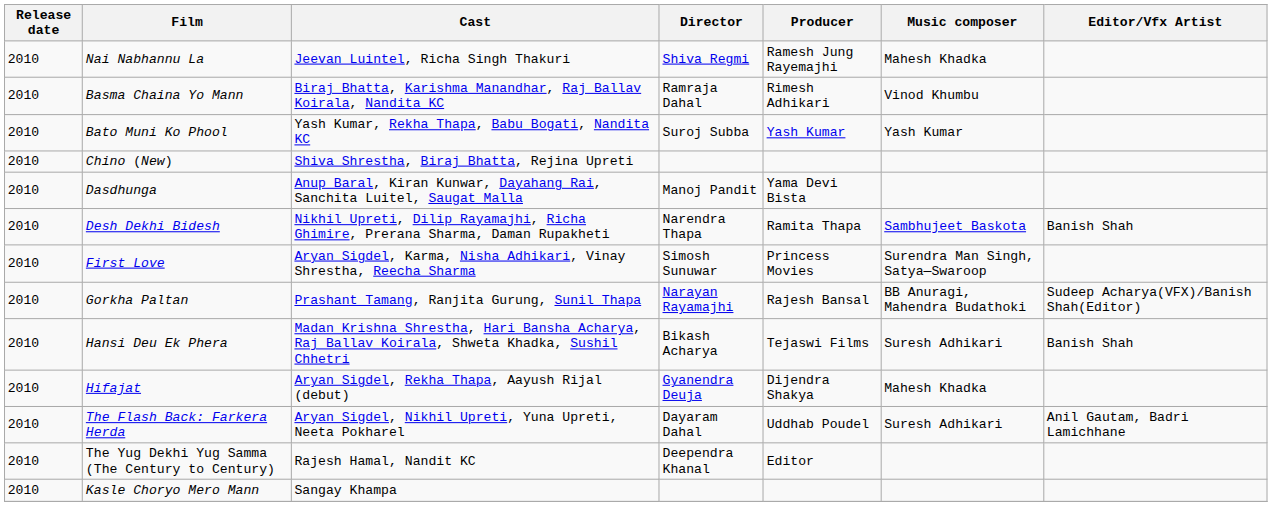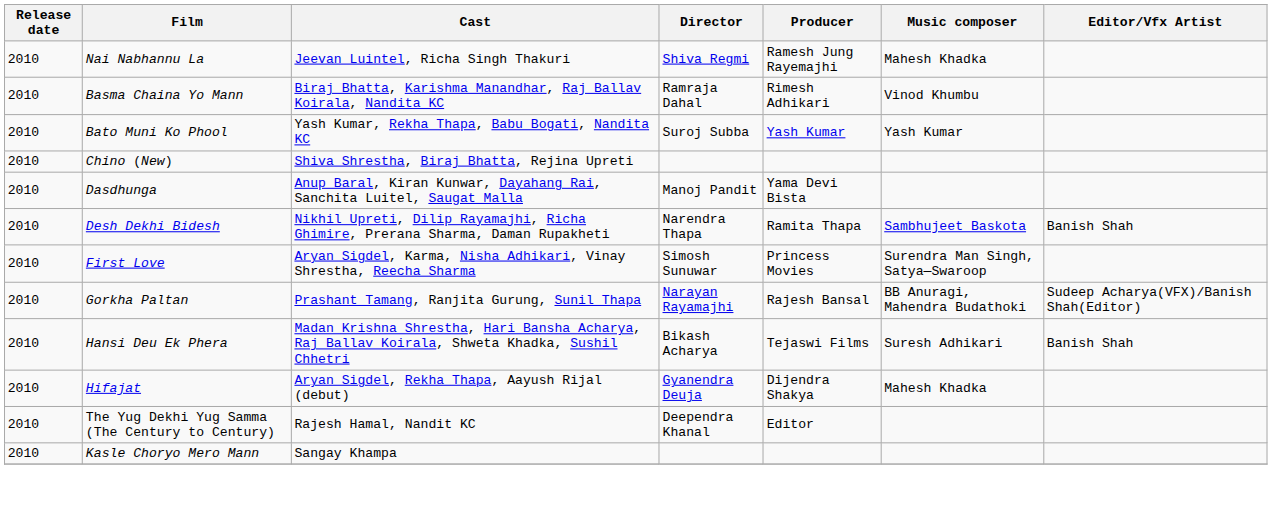- row: (176, 425)
